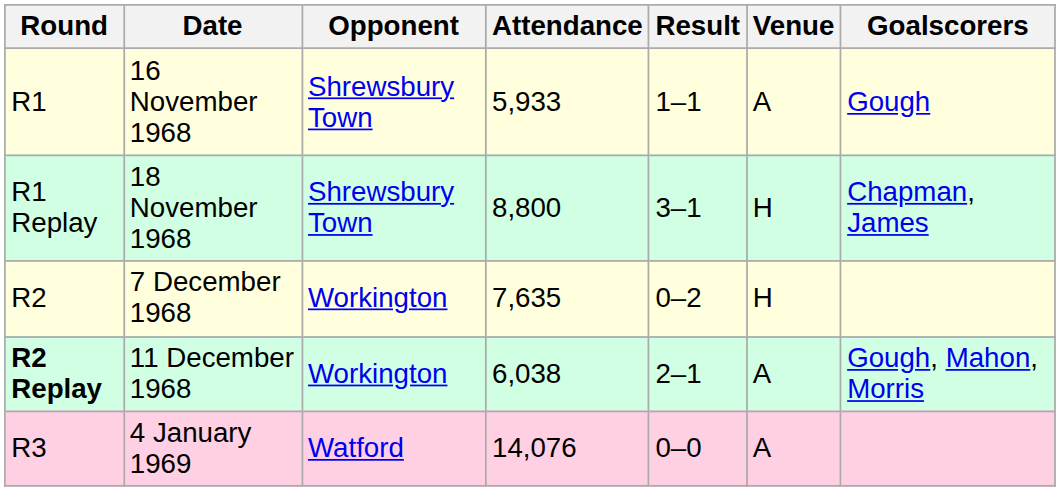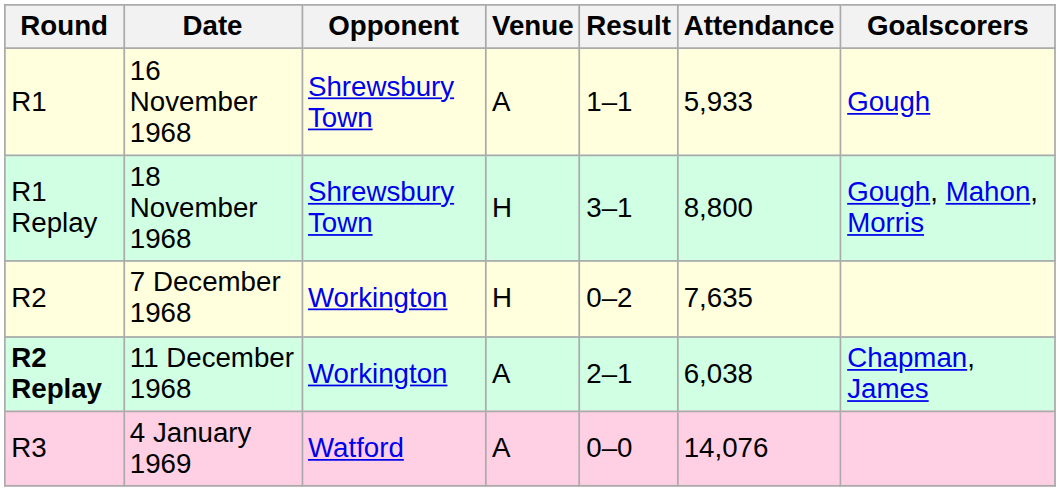columns swapped: (794, 26) <-> (567, 26)
(911, 207) Chapman, James -> (943, 207) Gough, Mahon, Morris
(943, 373) Gough, Mahon, Morris -> (911, 373) Chapman, James
